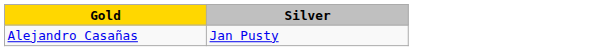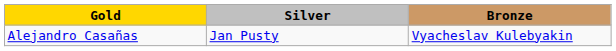+ column: (510, 15)
